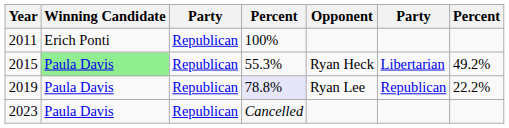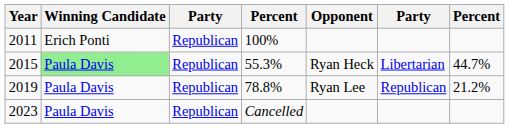(472, 64) 49.2% -> (472, 64) 44.7%
(263, 87) lavender background -> (263, 87) no background
(472, 87) 22.2% -> (472, 87) 21.2%
